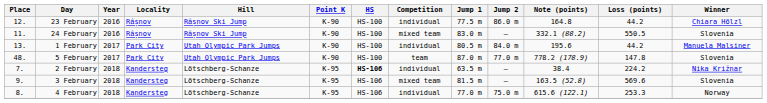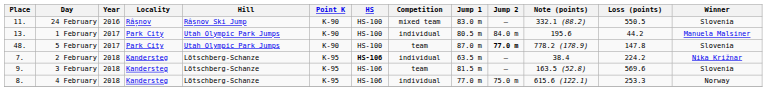- row: (74, 22)
(506, 57) normal -> (506, 45) bold
(420, 80) mixed team -> (420, 69) team
